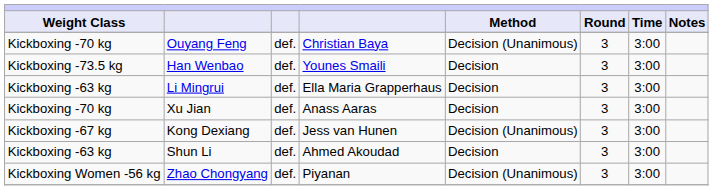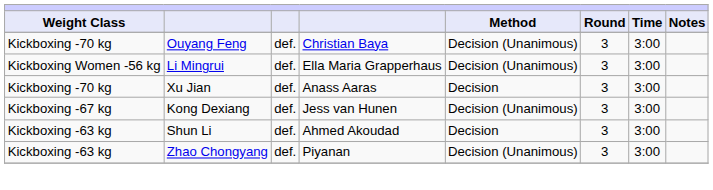- row: (205, 65)
(60, 87) Kickboxing -63 kg -> (84, 65) Kickboxing Women -56 kg
(473, 87) Decision -> (513, 65) Decision (Unanimous)
(84, 174) Kickboxing Women -56 kg -> (60, 152) Kickboxing -63 kg
